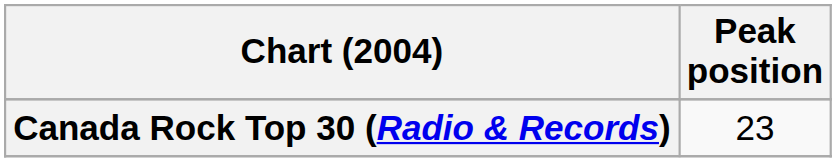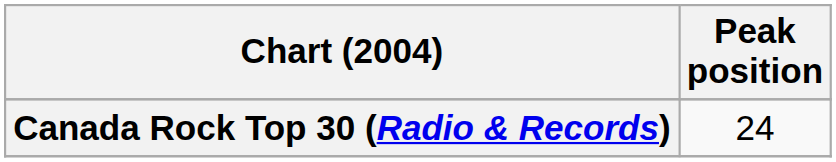(755, 127) 23 -> (755, 127) 24
